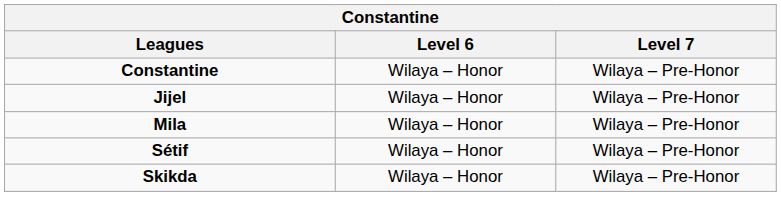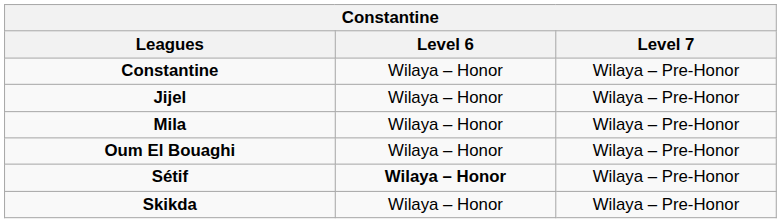+ row: (170, 151)
(445, 151) normal -> (445, 177) bold
